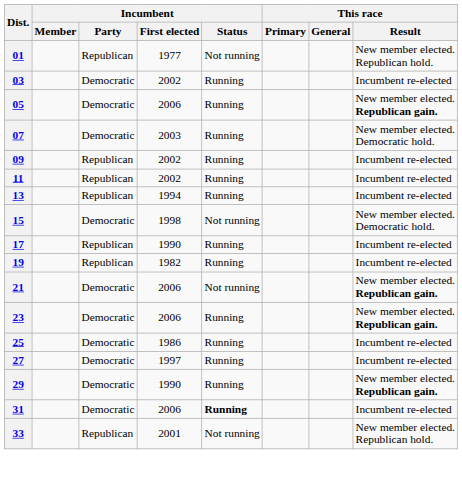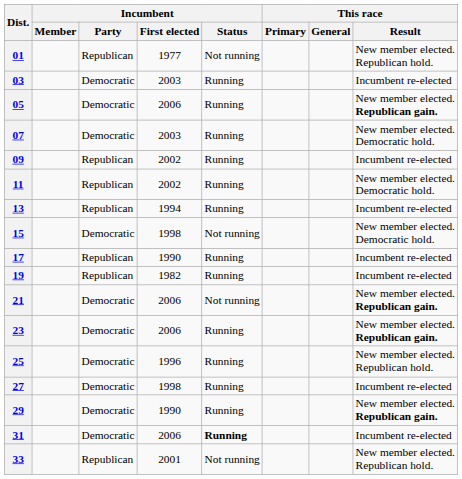(170, 80) 2002 -> (170, 80) 2003
(404, 177) Incumbent re-elected -> (405, 184) New member elected. Democratic hold.
(170, 342) 1986 -> (170, 361) 1996
(404, 342) Incumbent re-elected -> (405, 361) New member elected. Republican hold.
(170, 360) 1997 -> (170, 385) 1998
